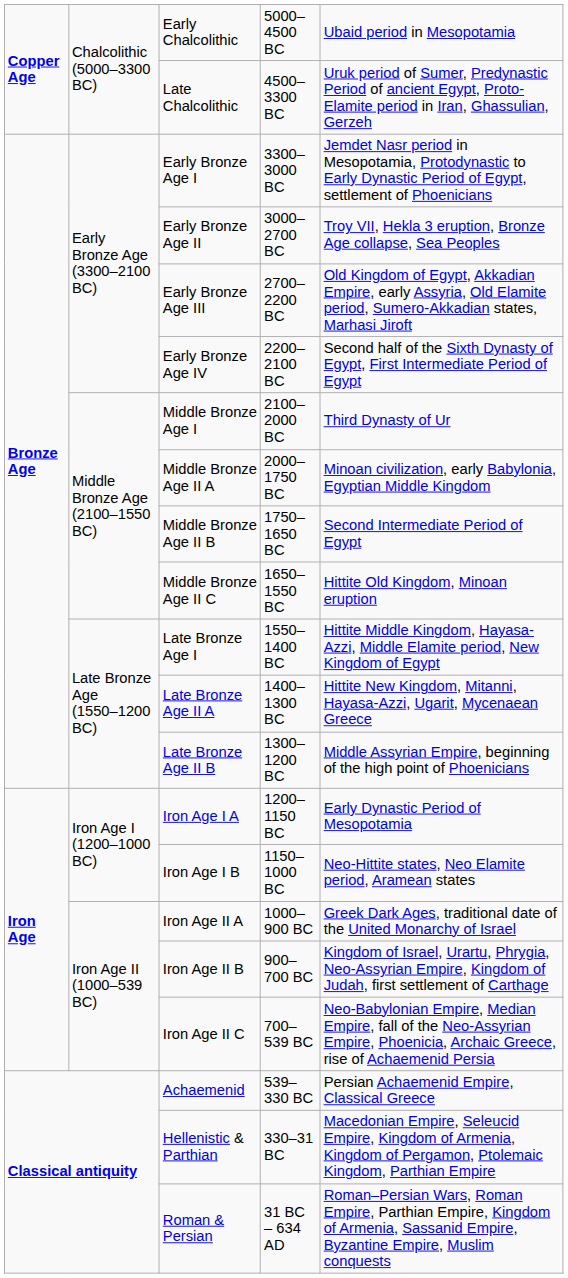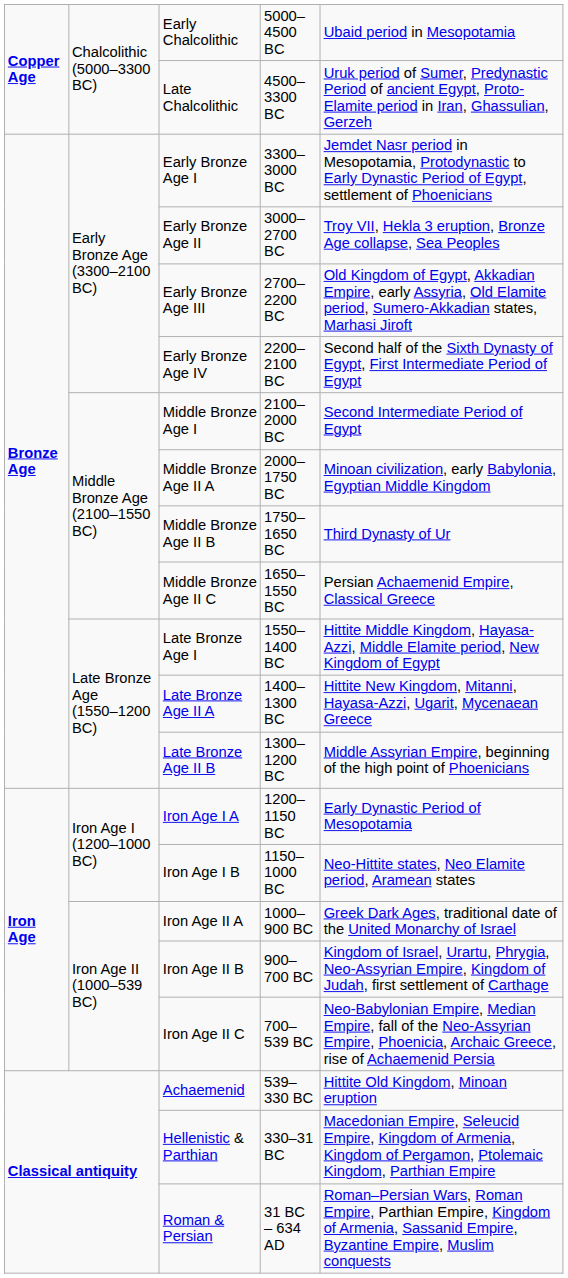(387, 421) Third Dynasty of Ur -> (423, 421) Second Intermediate Period of Egypt
(423, 534) Second Intermediate Period of Egypt -> (387, 534) Third Dynasty of Ur
(415, 590) Hittite Old Kingdom, Minoan eruption -> (419, 590) Persian Achaemenid Empire, Classical Greece
(419, 1090) Persian Achaemenid Empire, Classical Greece -> (415, 1090) Hittite Old Kingdom, Minoan eruption
